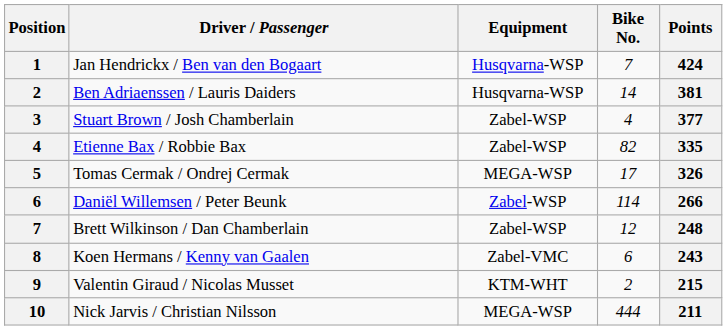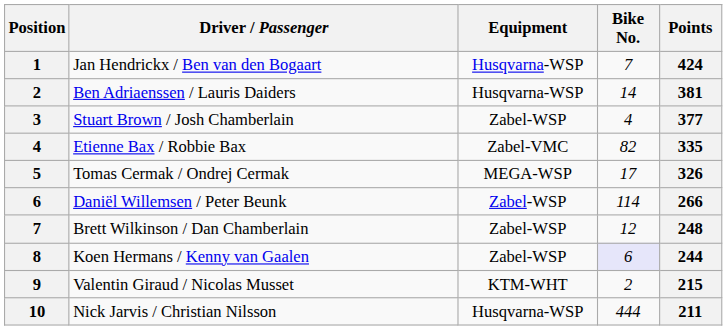(528, 147) Zabel-WSP -> (528, 147) Zabel-VMC
(528, 256) Zabel-VMC -> (528, 256) Zabel-WSP
(628, 256) no background -> (628, 256) lavender background
(690, 256) 243 -> (690, 256) 244
(528, 311) MEGA-WSP -> (528, 311) Husqvarna-WSP
